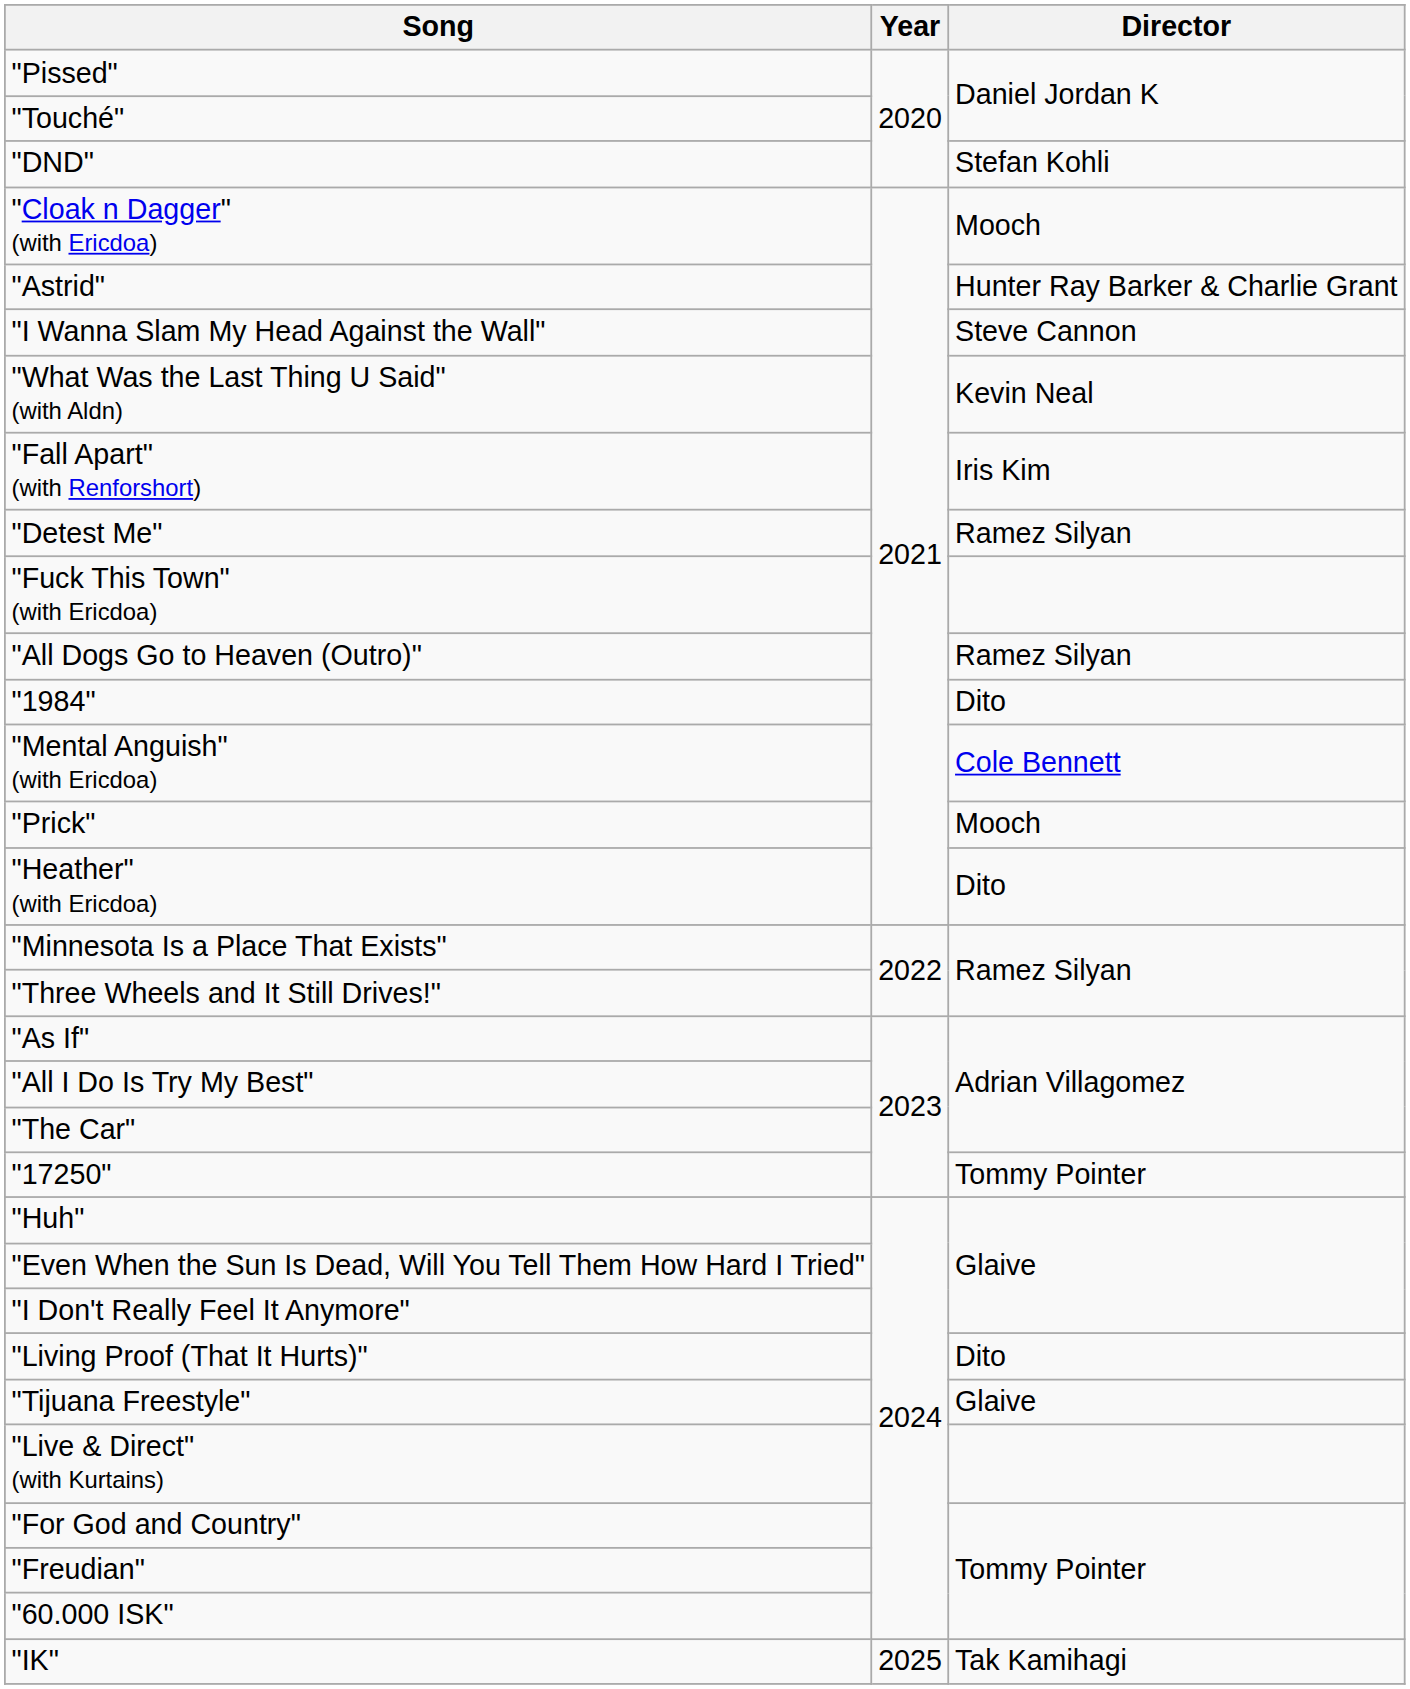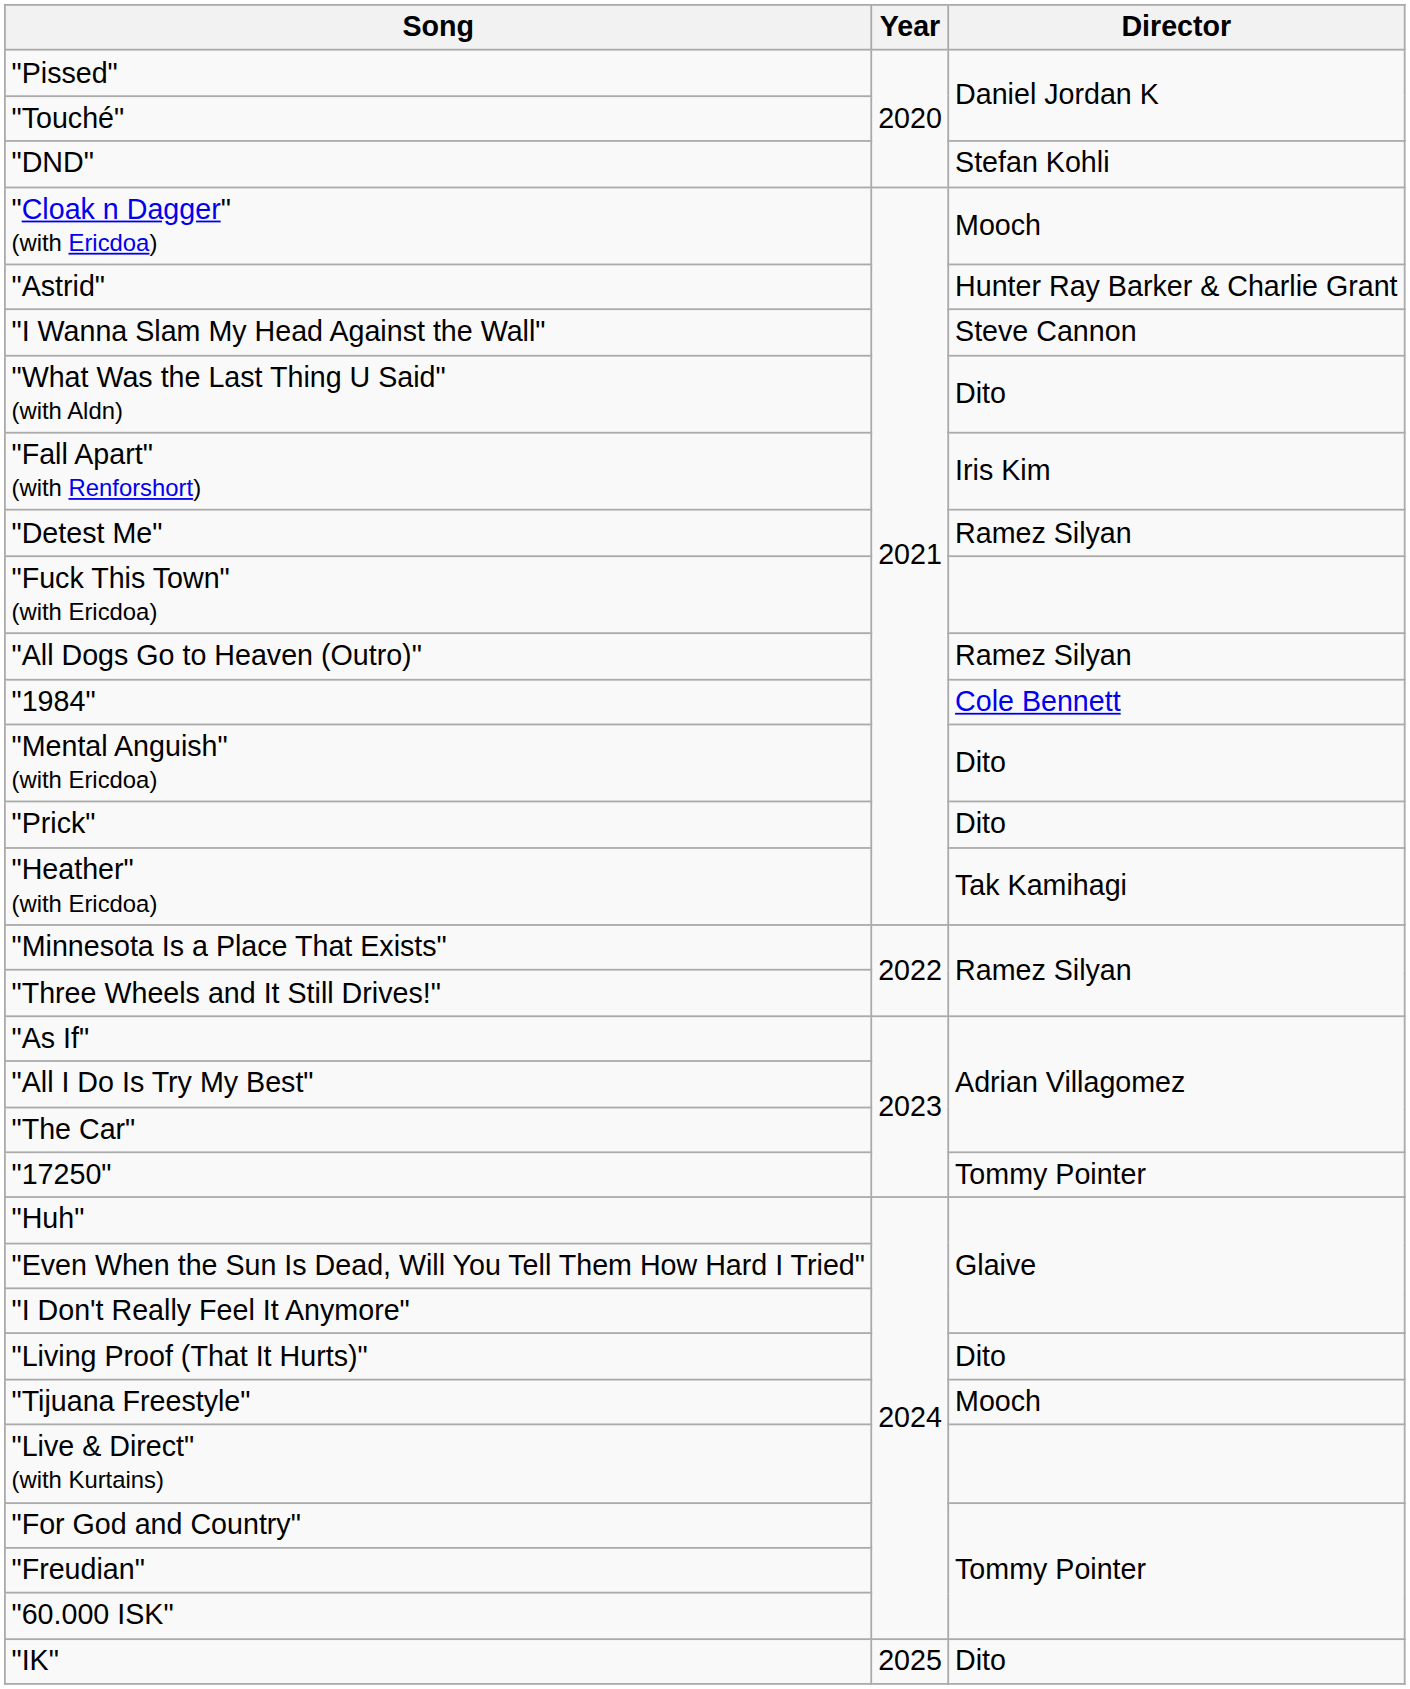(1024, 393) Kevin Neal -> (981, 393) Dito
(981, 701) Dito -> (1038, 701) Cole Bennett
(1038, 762) Cole Bennett -> (981, 762) Dito
(998, 824) Mooch -> (981, 824) Dito
(981, 885) Dito -> (1041, 885) Tak Kamihagi
(996, 1401) Glaive -> (998, 1401) Mooch
(1041, 1660) Tak Kamihagi -> (981, 1660) Dito
